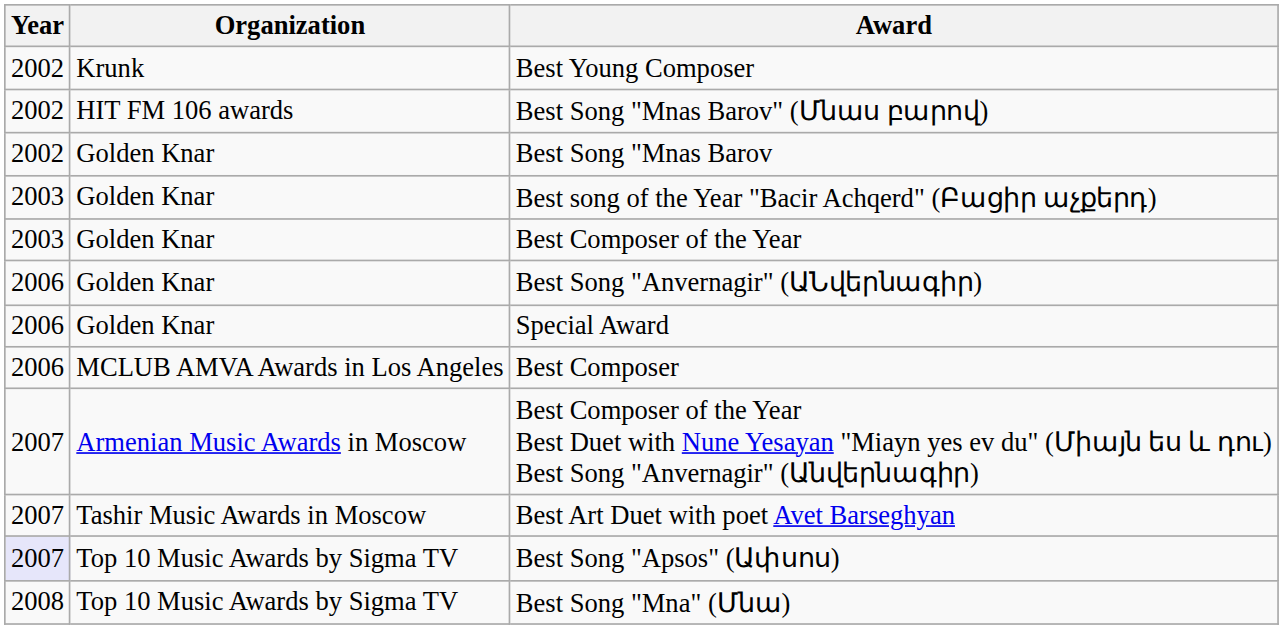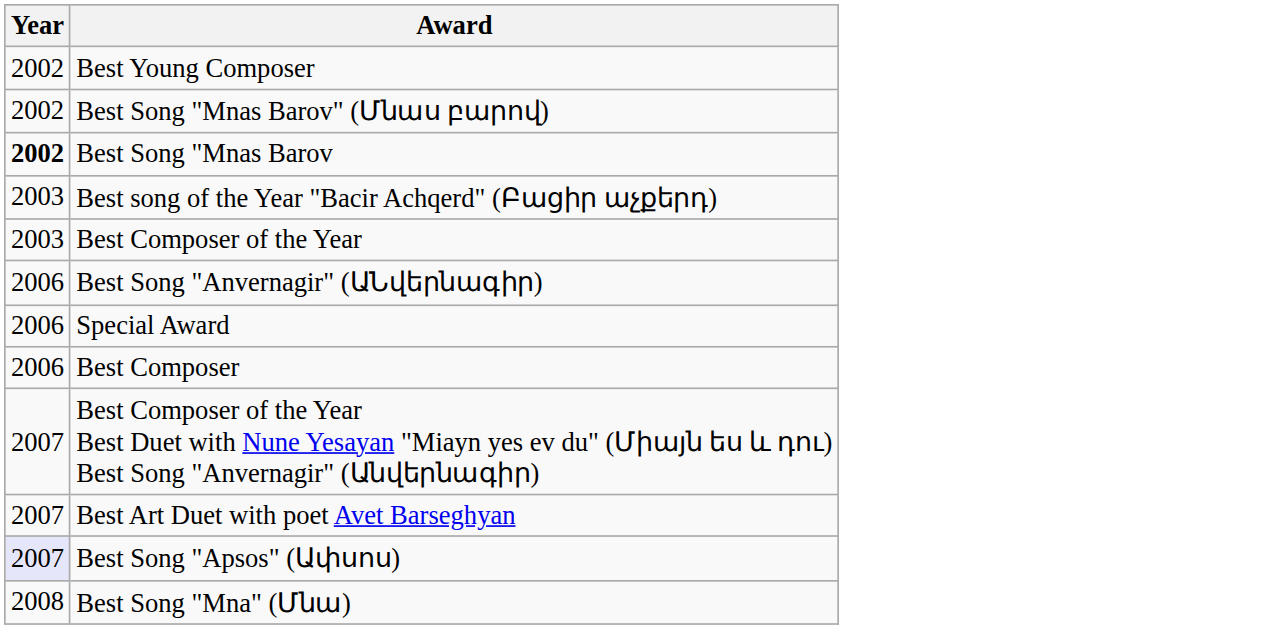- column: (290, 25)
(38, 153) normal -> (38, 153) bold
